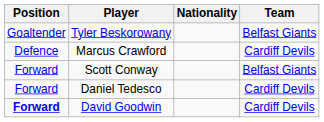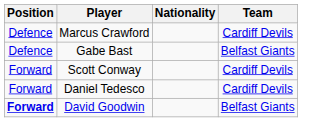- row: (121, 32)
+ row: (104, 51)
(279, 70) Belfast Giants -> (258, 70) Cardiff Devils
(279, 107) Cardiff Devils -> (258, 107) Belfast Giants
